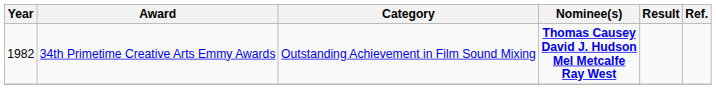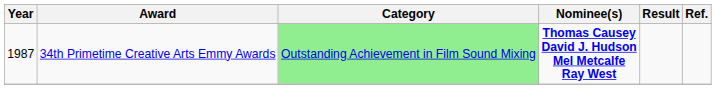(21, 53) 1982 -> (21, 53) 1987
(408, 53) no background -> (408, 53) lightgreen background
